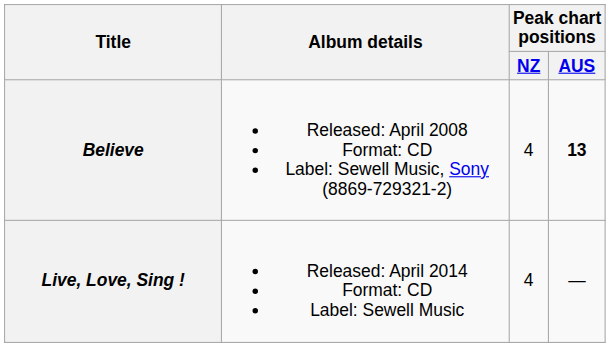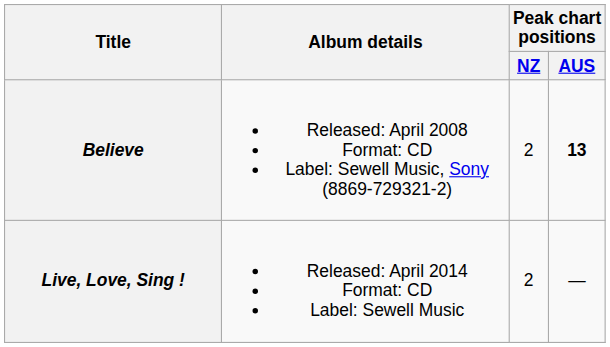(529, 149) 4 -> (529, 149) 2
(529, 281) 4 -> (529, 281) 2
